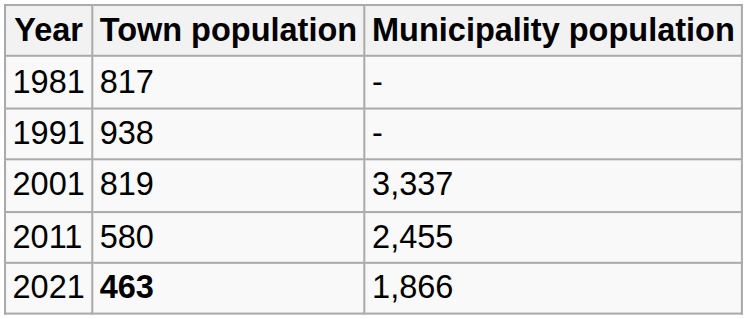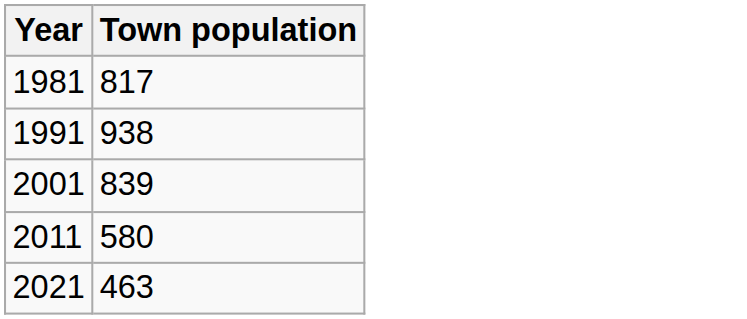- column: (553, 30)
(127, 184) 819 -> (127, 184) 839
(127, 287) bold -> (127, 287) normal
